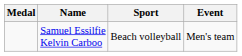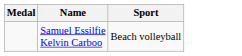- column: (210, 13)
